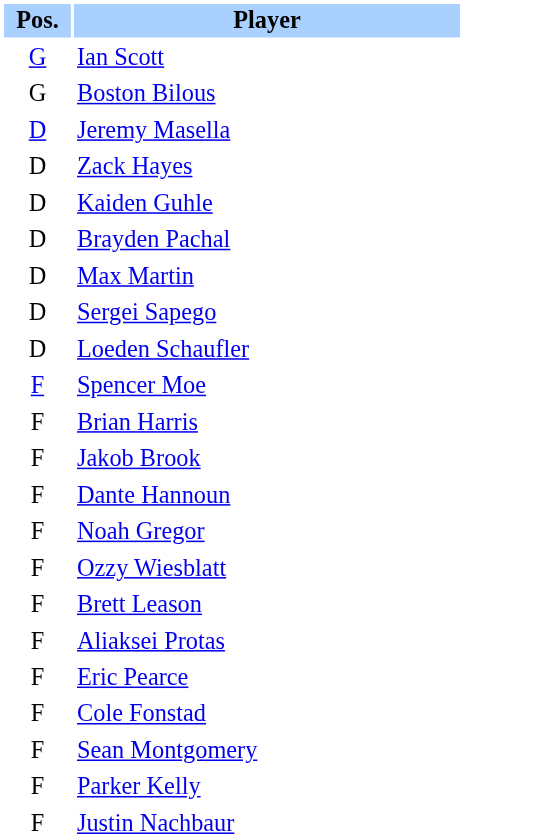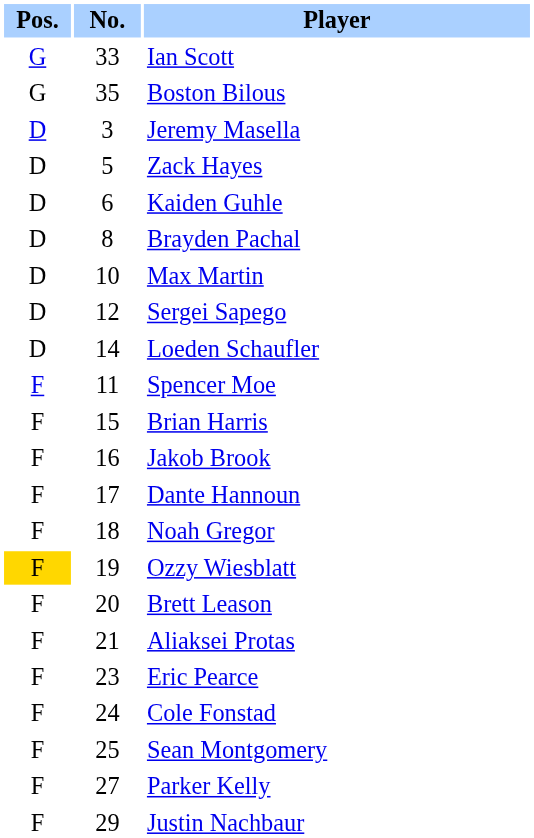+ column: (107, 20)
(37, 567) no background -> (37, 567) gold background
